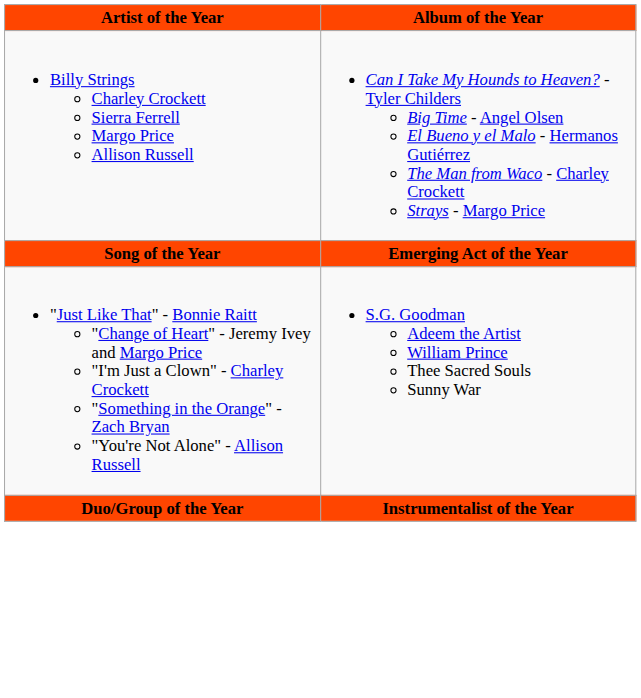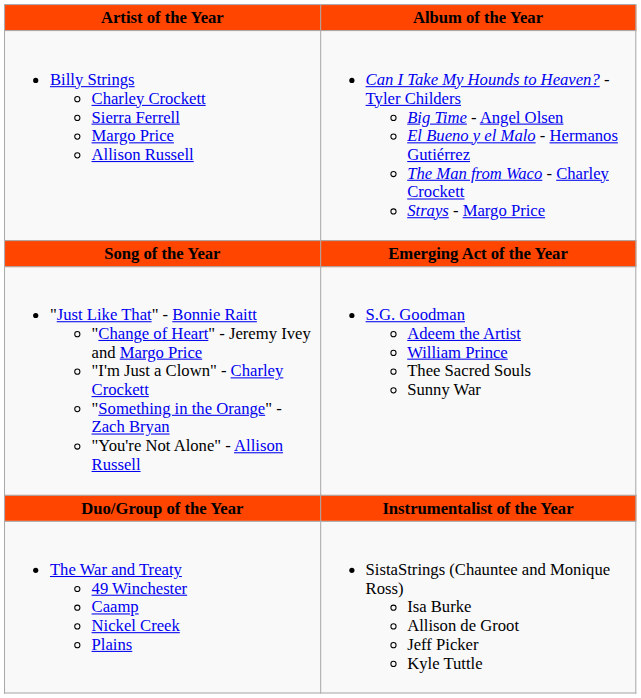+ row: (162, 607)
